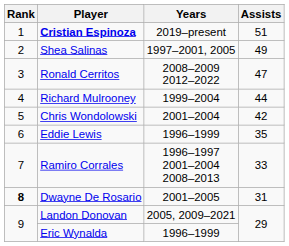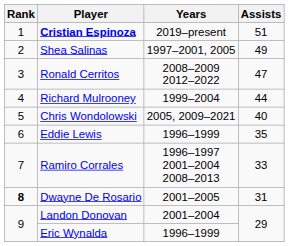(191, 117) 2001–2004 -> (191, 117) 2005, 2009–2021
(261, 117) 42 -> (261, 117) 40
(191, 214) 2005, 2009–2021 -> (191, 214) 2001–2004
